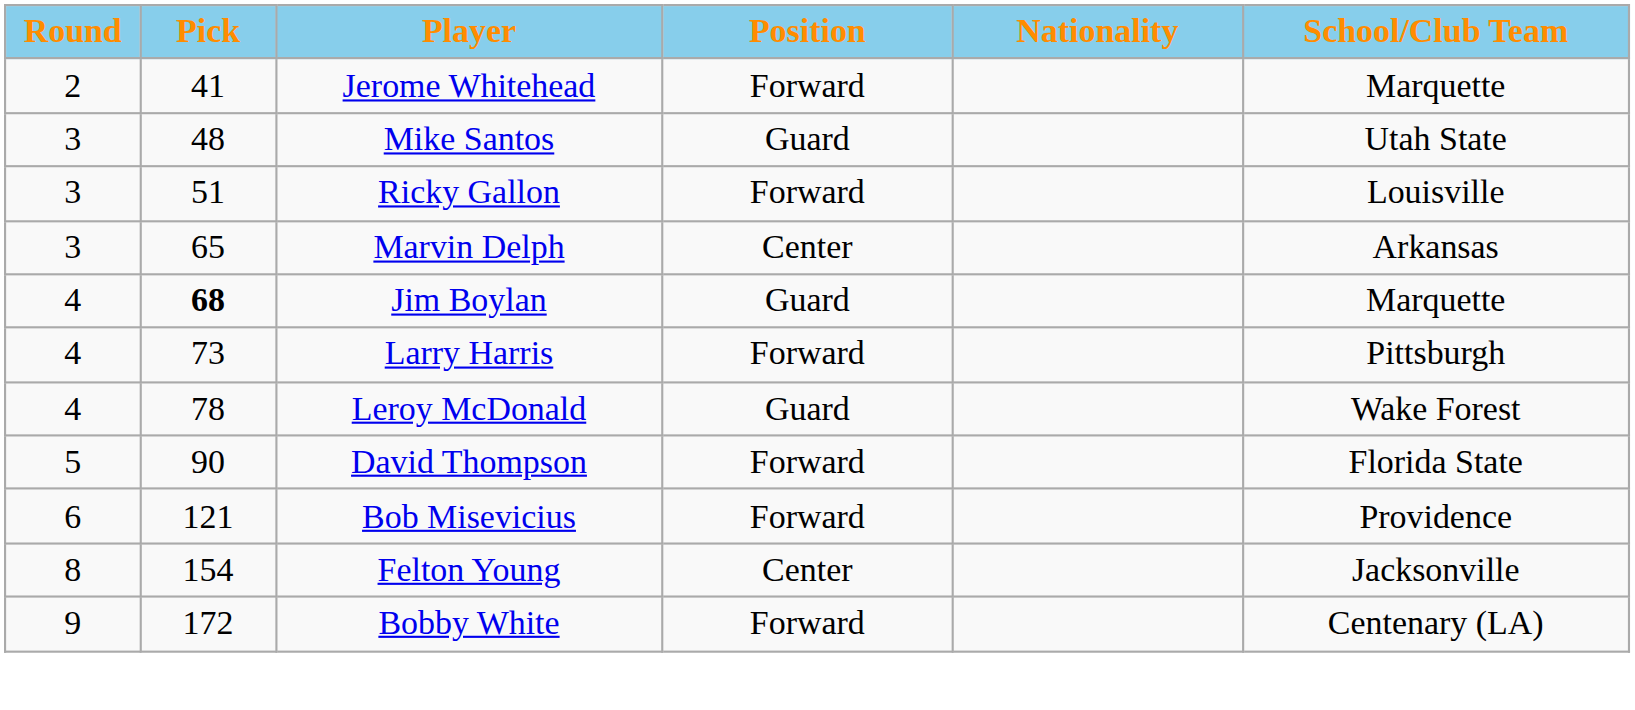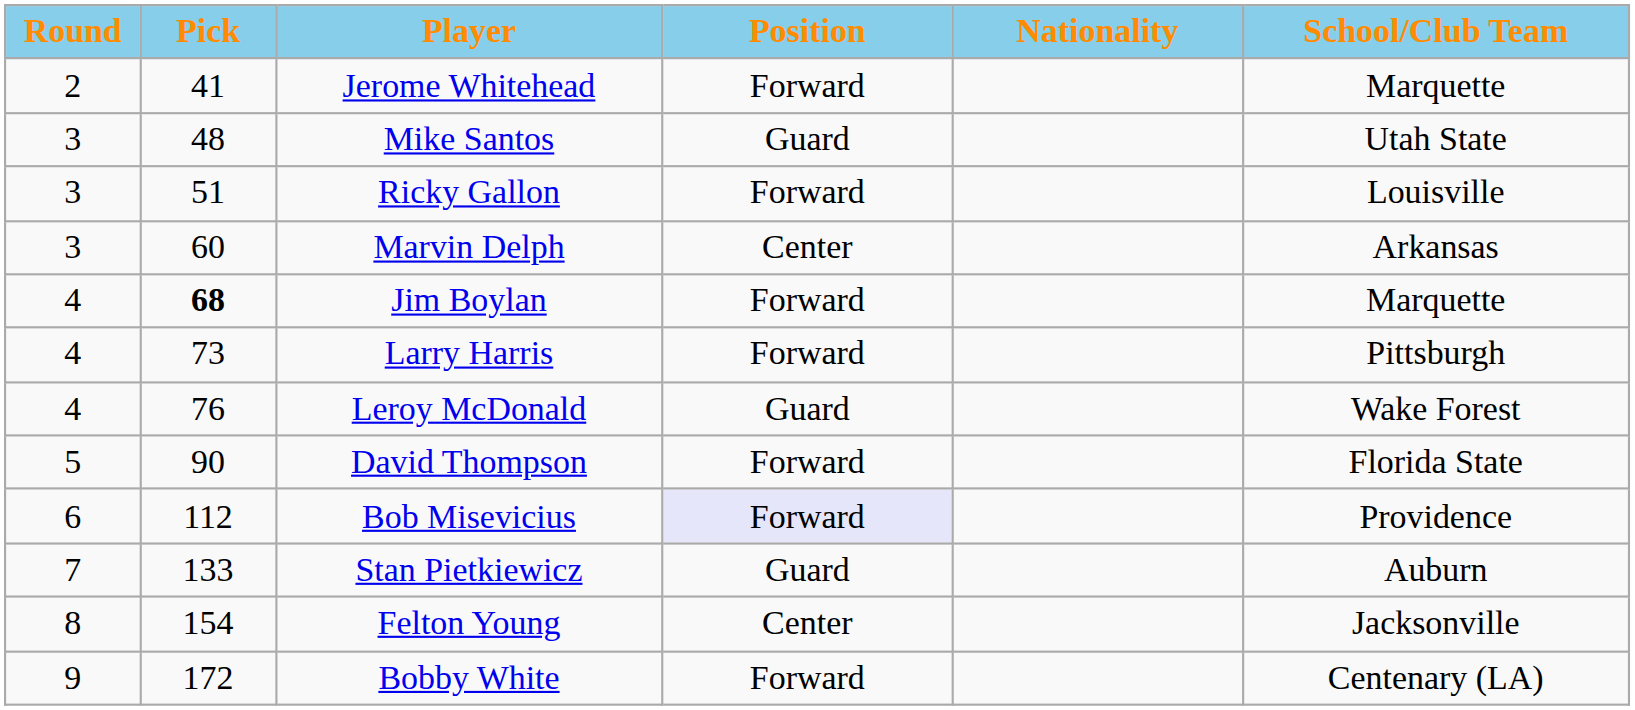(208, 246) 65 -> (208, 246) 60
(807, 300) Guard -> (807, 300) Forward
(208, 407) 78 -> (208, 407) 76
(208, 515) 121 -> (208, 515) 112
(807, 515) no background -> (807, 515) lavender background
+ row: (469, 569)
